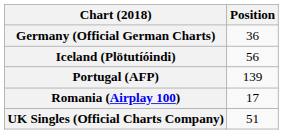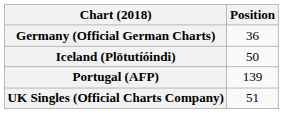(253, 56) 56 -> (253, 56) 50
- row: (116, 98)
